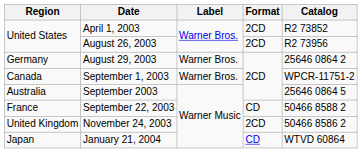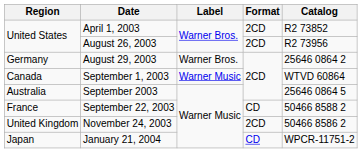(209, 76) Warner Bros. -> (210, 76) Warner Music
(319, 76) WPCR-11751-2 -> (315, 76) WTVD 60864
(315, 140) WTVD 60864 -> (319, 140) WPCR-11751-2
